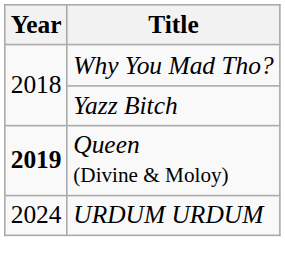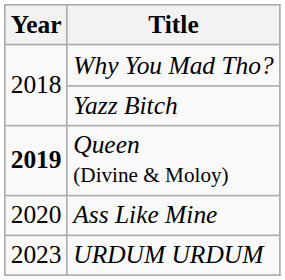+ row: (145, 214)
(36, 214) 2024 -> (36, 255) 2023
